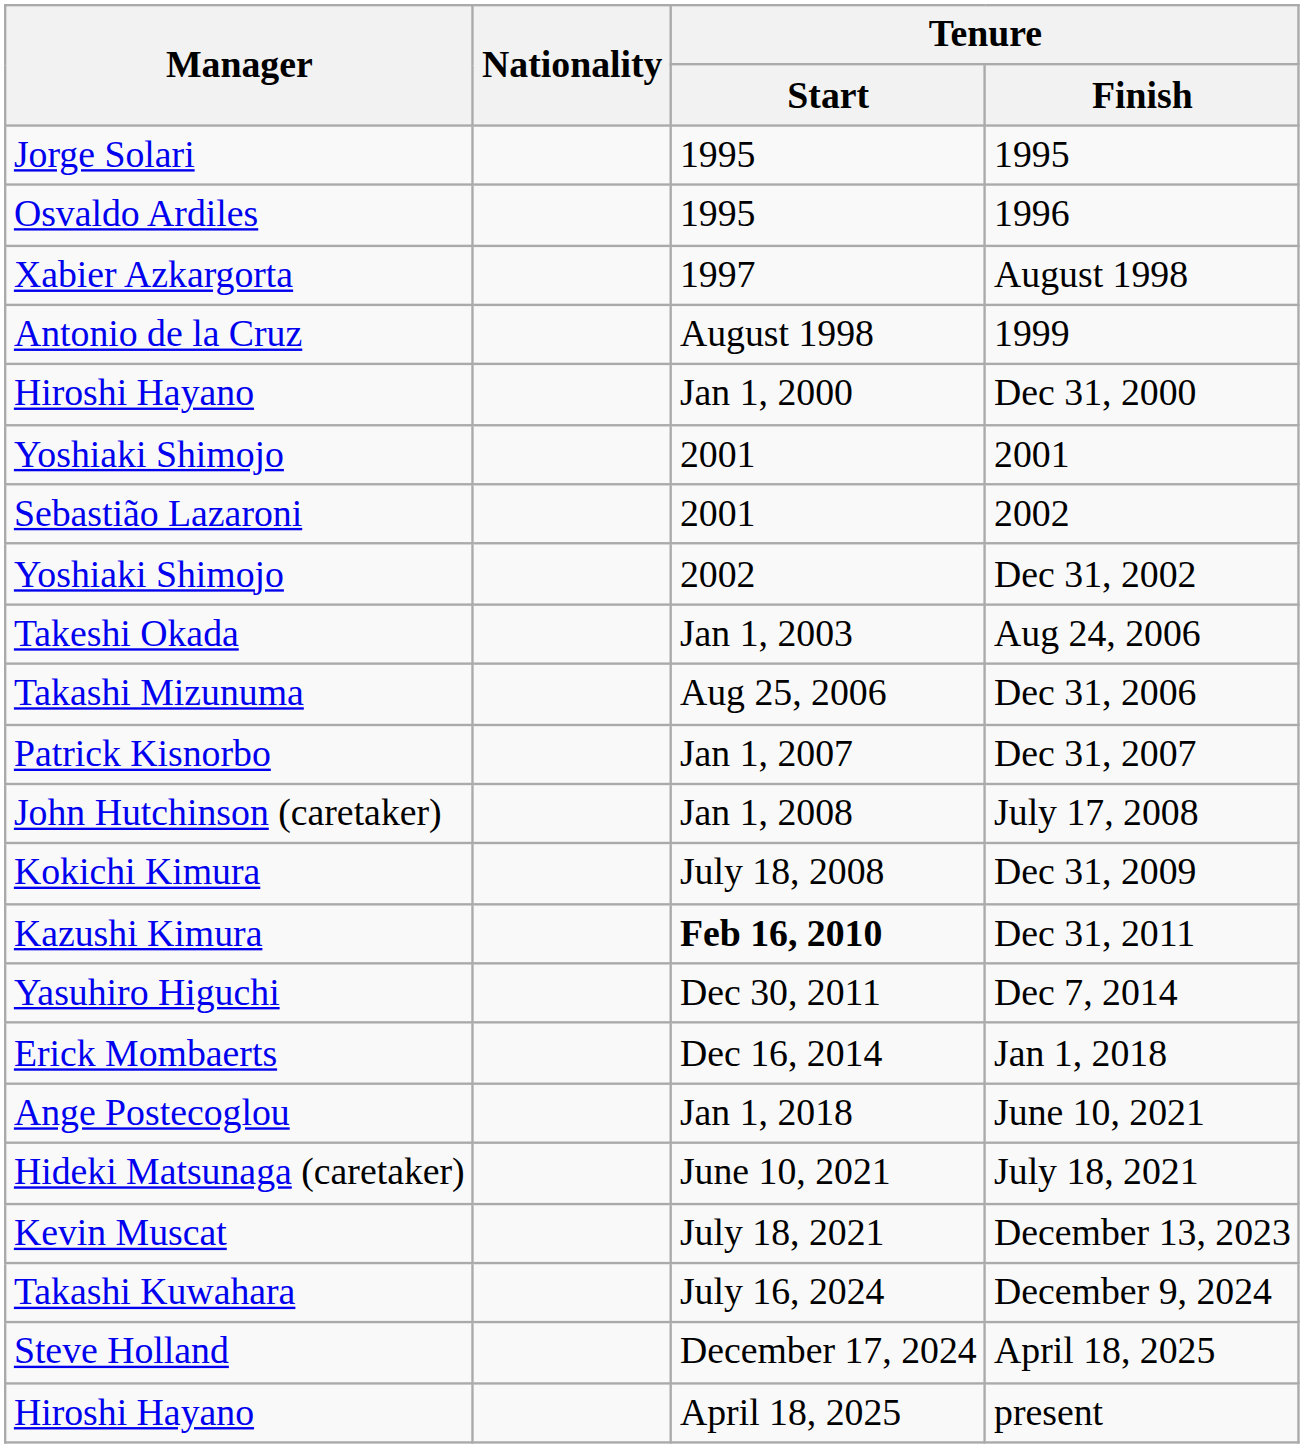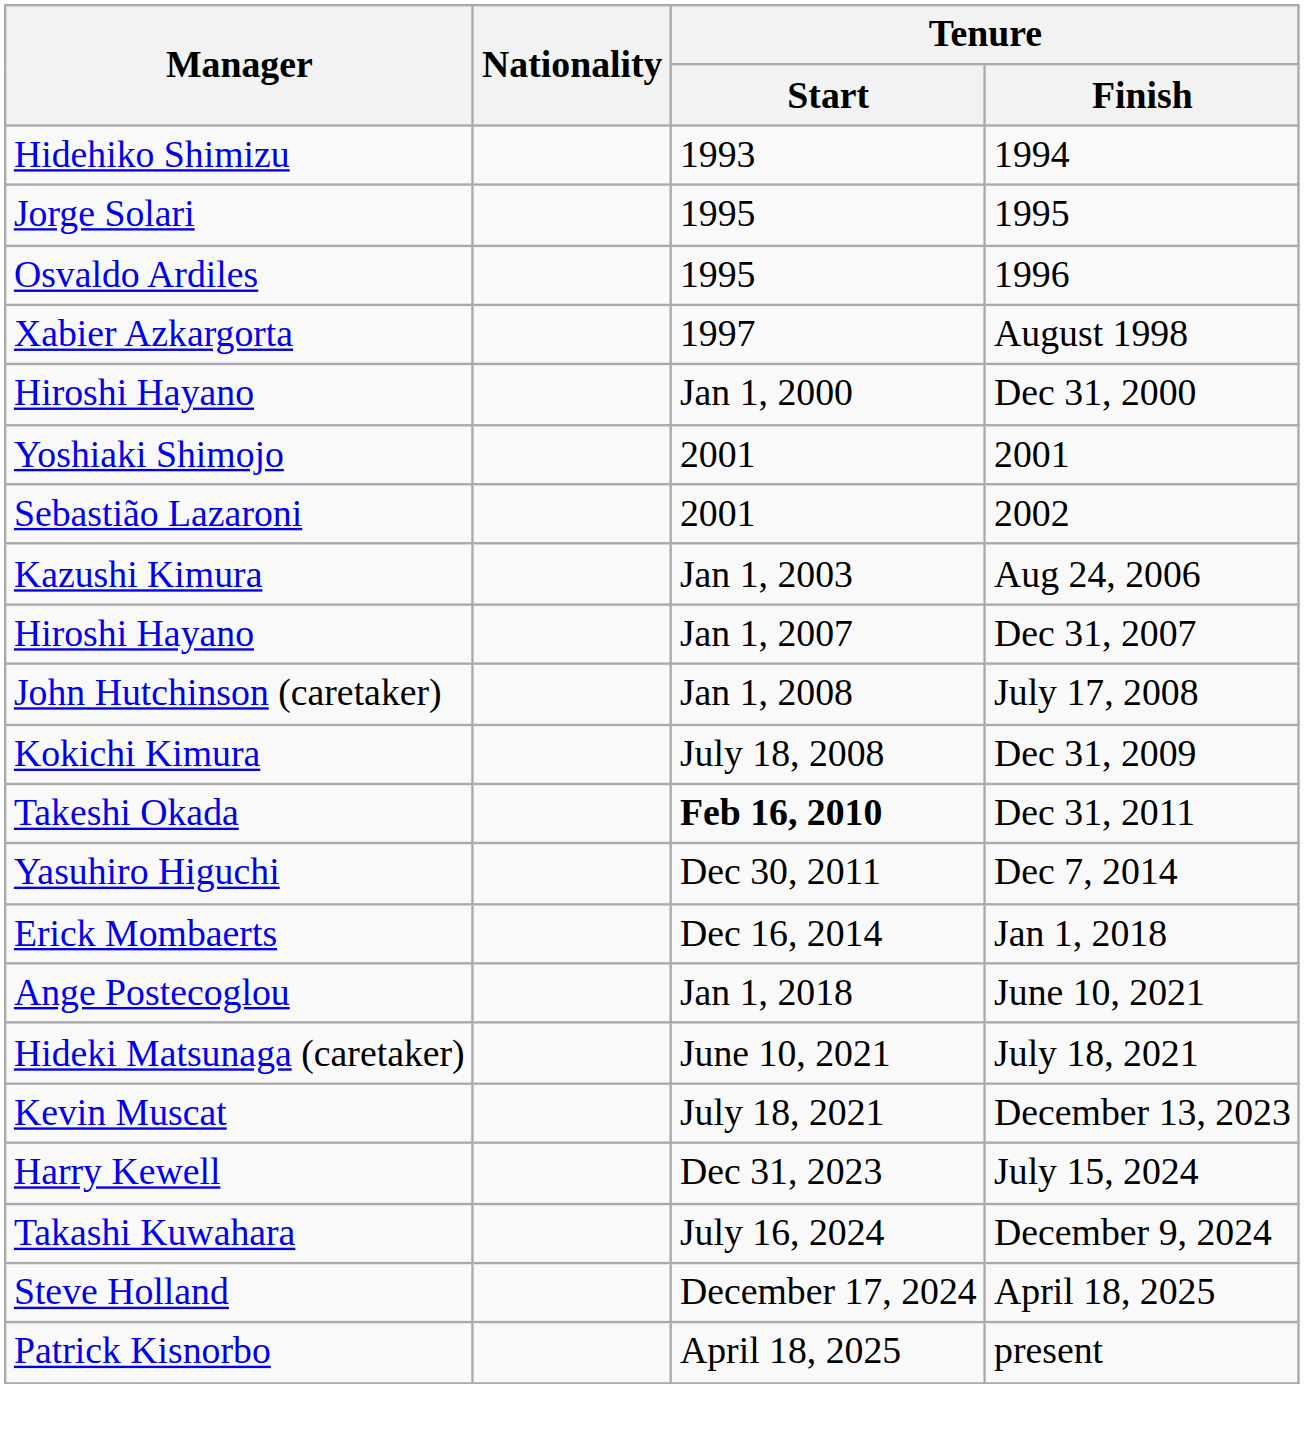+ row: (1032, 154)
- row: (1032, 333)
- row: (1095, 573)
(126, 633) Takeshi Okada -> (138, 573) Kazushi Kimura
- row: (1095, 693)
(142, 753) Patrick Kisnorbo -> (134, 633) Hiroshi Hayano
(138, 932) Kazushi Kimura -> (126, 812) Takeshi Okada
+ row: (1096, 1172)
(134, 1411) Hiroshi Hayano -> (142, 1351) Patrick Kisnorbo
